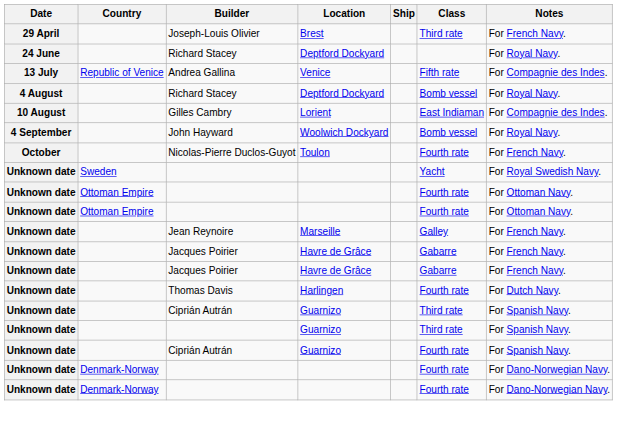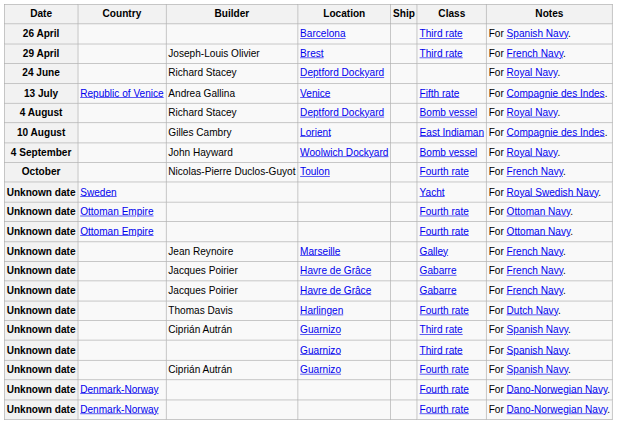+ row: (122, 34)
